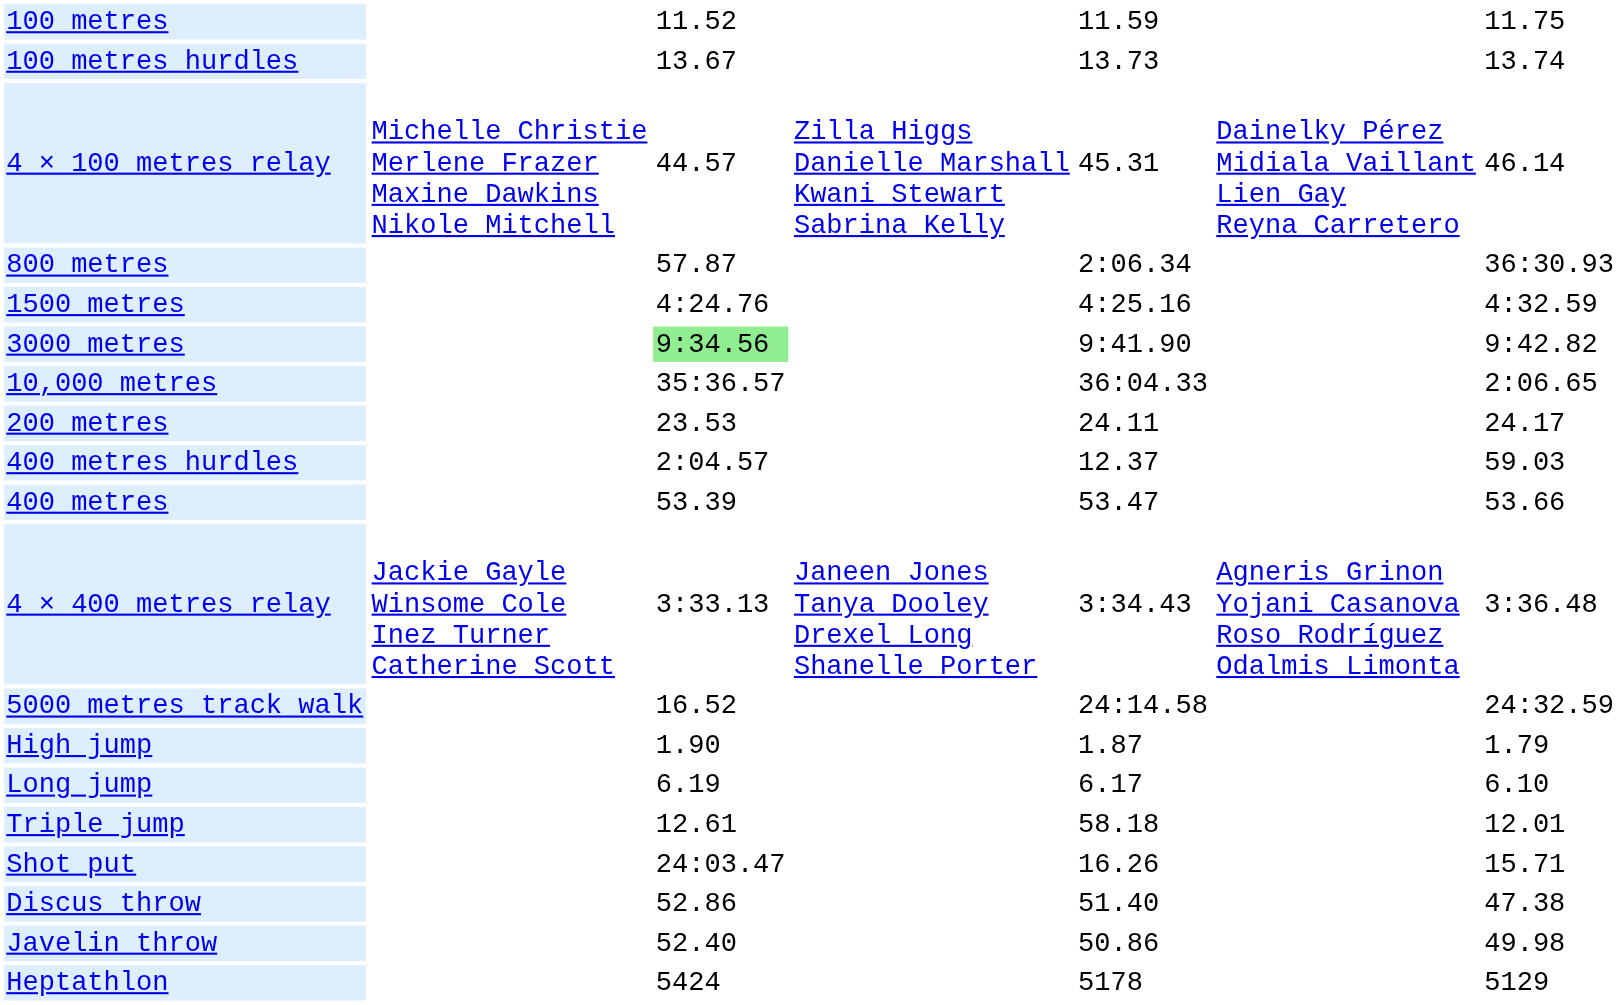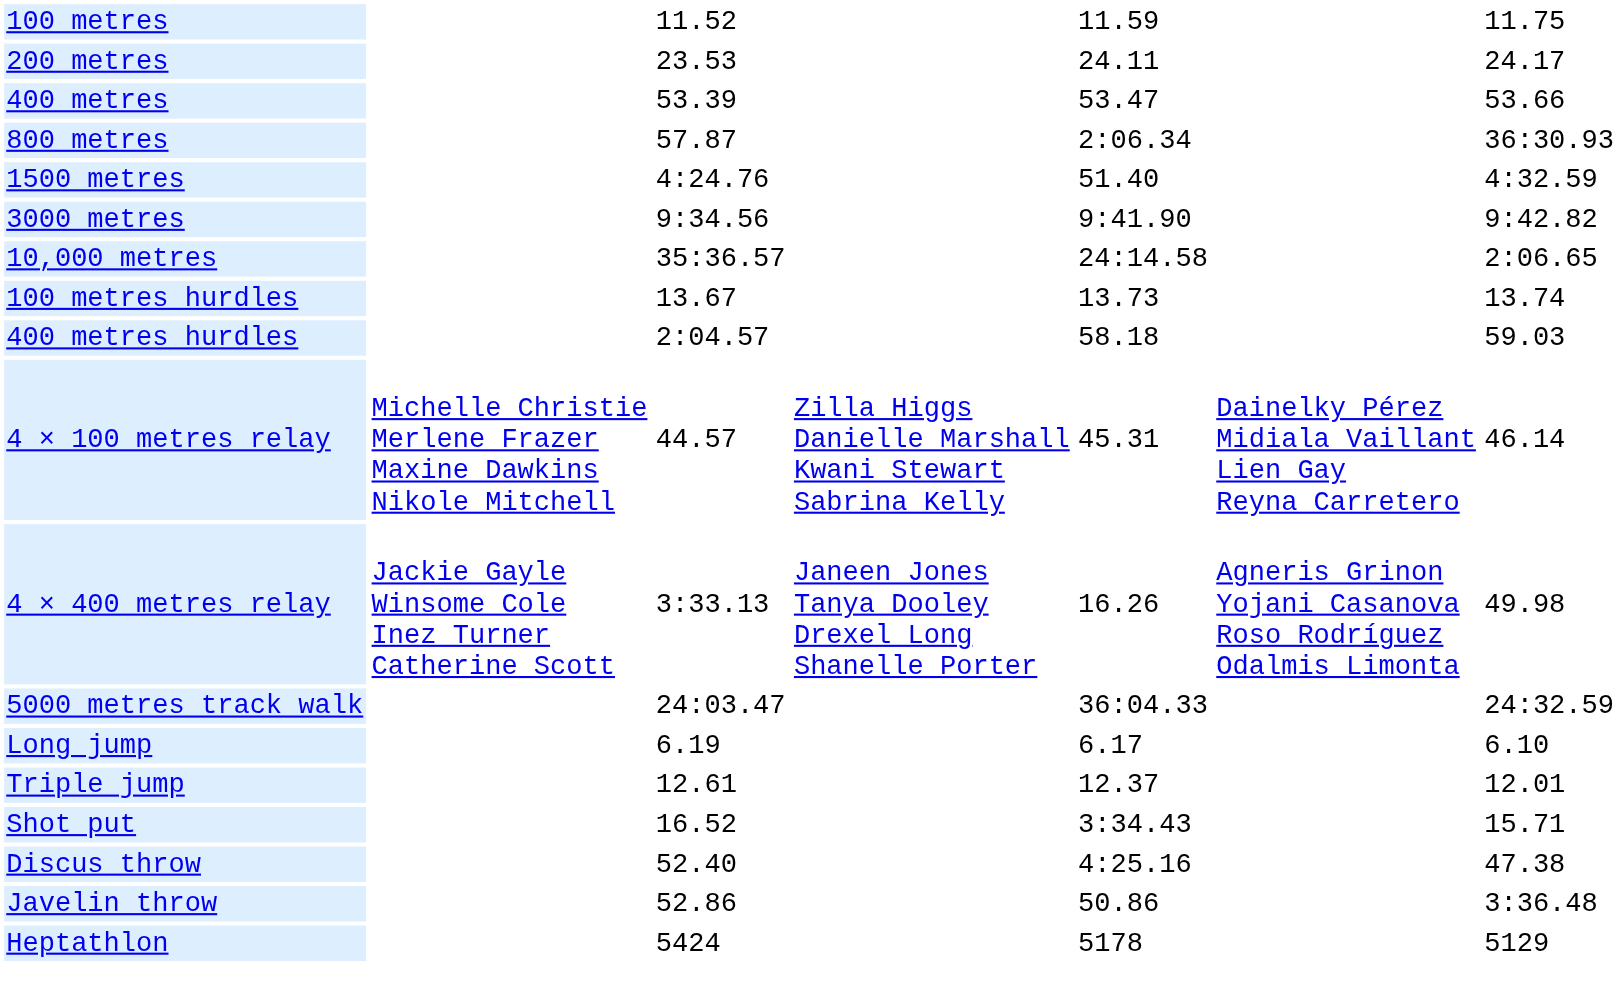rows swapped: (87, 423) <-> (152, 61)
rows swapped: (87, 502) <-> (169, 163)
(1135, 305) 4:25.16 -> (1119, 180) 51.40
(713, 344) lightgreen background -> (713, 219) no background
(1143, 384) 36:04.33 -> (1143, 259) 24:14.58
(1119, 463) 12.37 -> (1119, 338) 58.18
(1135, 604) 3:34.43 -> (1119, 604) 16.26
(1541, 604) 3:36.48 -> (1525, 604) 49.98
(696, 706) 16.52 -> (721, 706) 24:03.47
(1143, 706) 24:14.58 -> (1143, 706) 36:04.33
- row: (79, 746)
(1119, 825) 58.18 -> (1119, 785) 12.37
(721, 864) 24:03.47 -> (696, 825) 16.52
(1119, 864) 16.26 -> (1135, 825) 3:34.43
(696, 904) 52.86 -> (696, 864) 52.40
(1119, 904) 51.40 -> (1135, 864) 4:25.16
(696, 943) 52.40 -> (696, 904) 52.86
(1525, 943) 49.98 -> (1541, 904) 3:36.48
